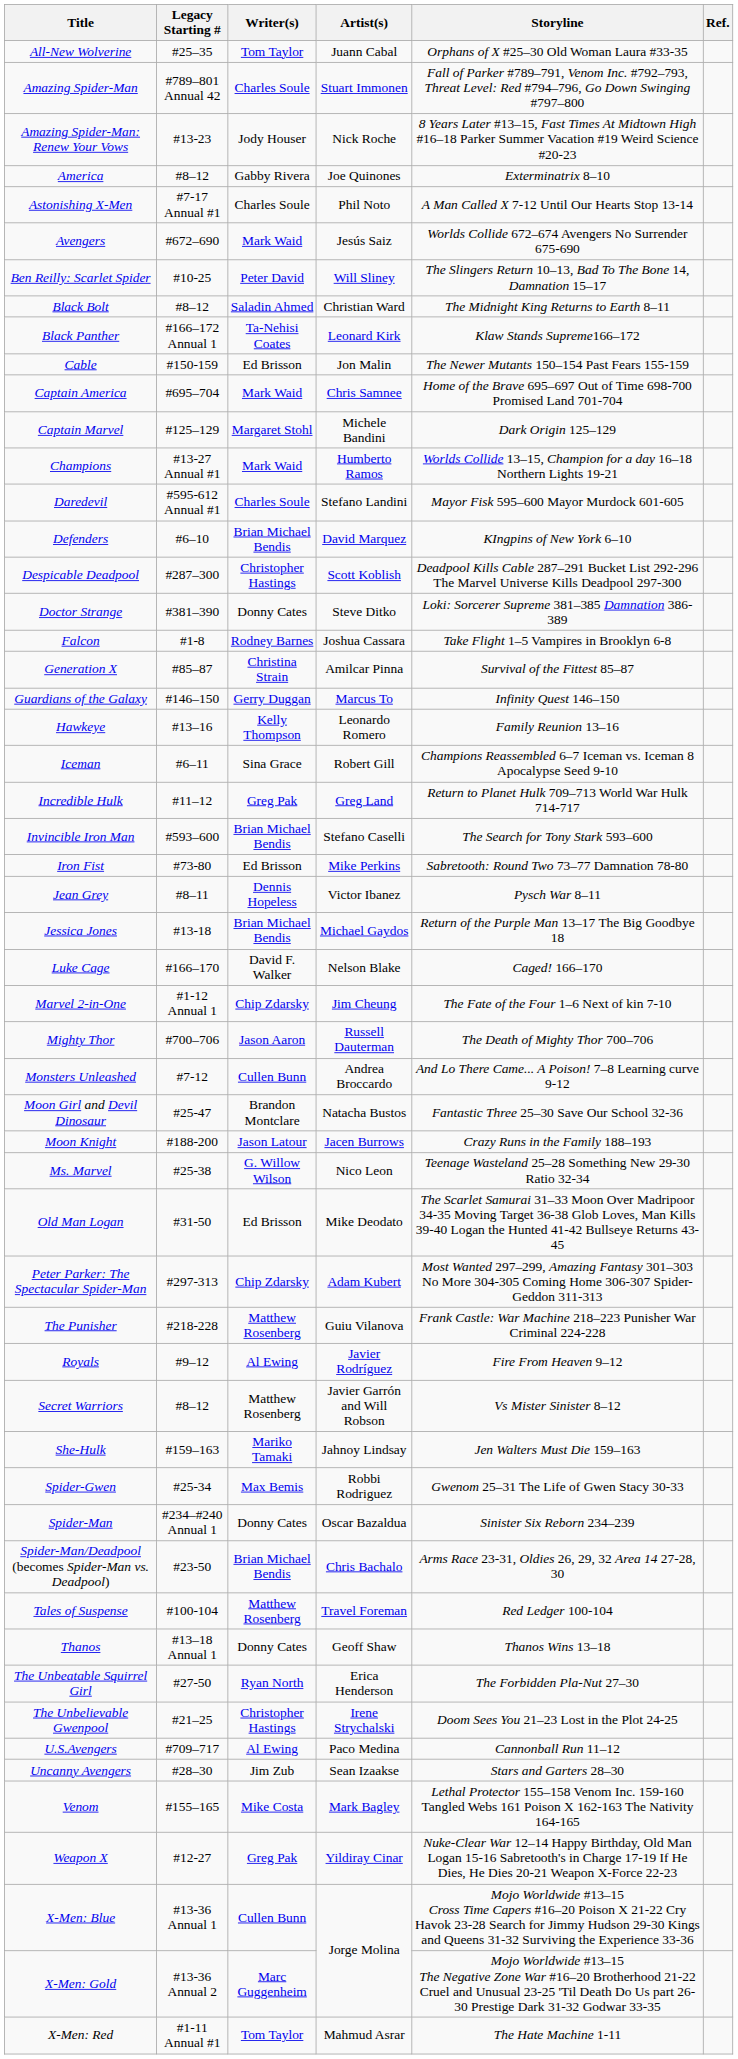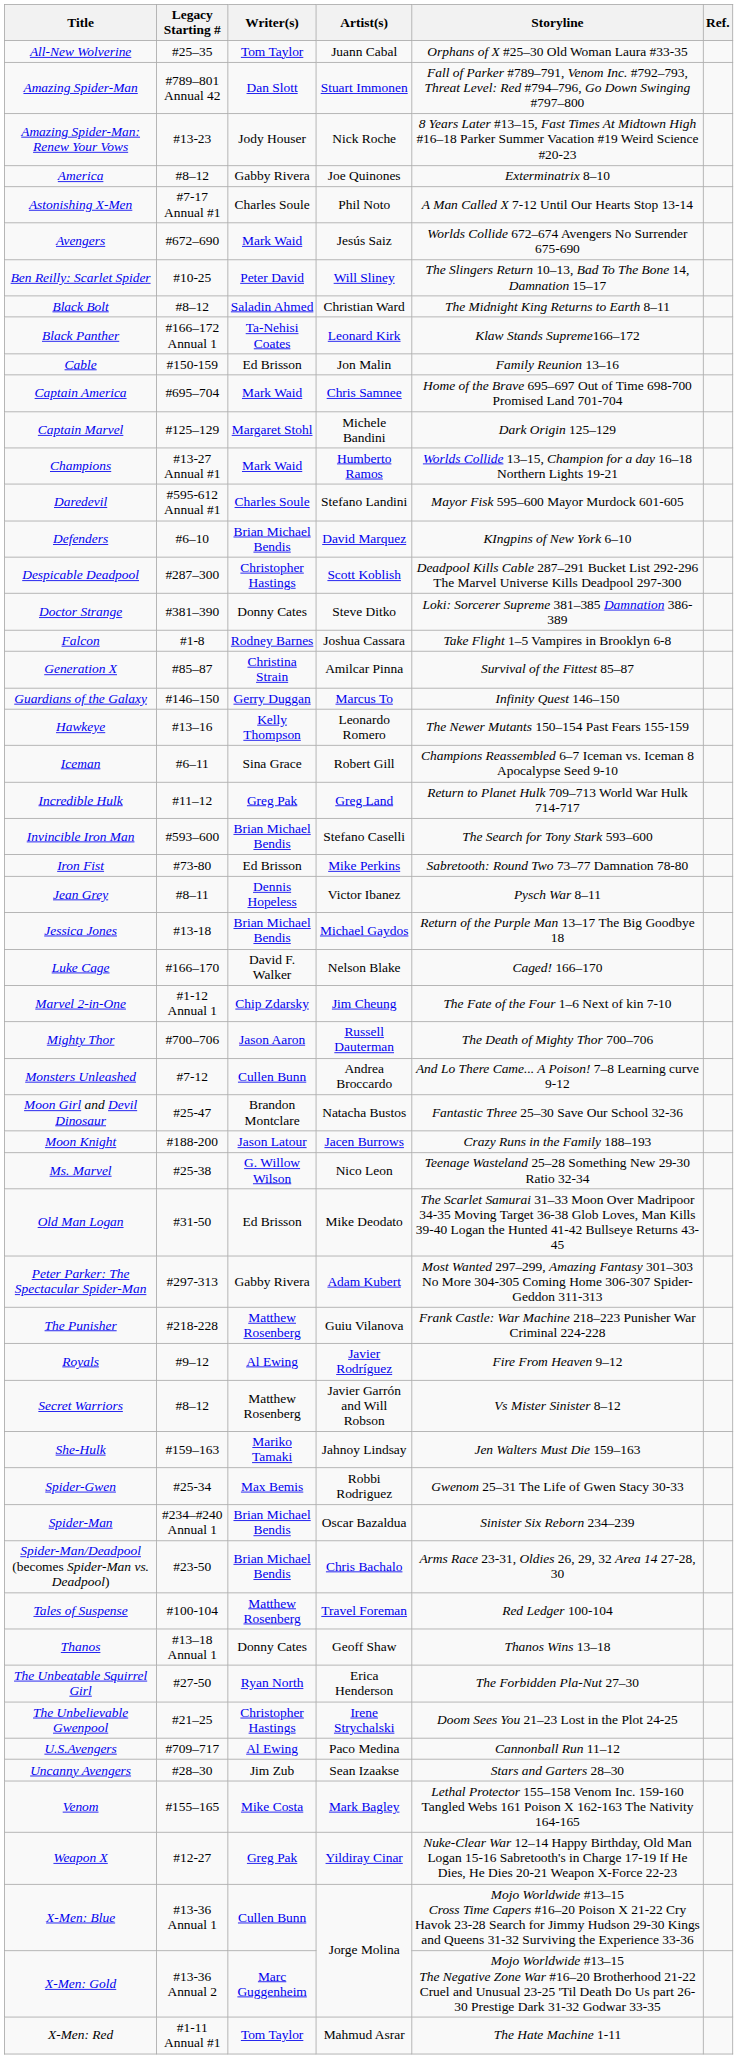(272, 88) Charles Soule -> (272, 88) Dan Slott
(557, 364) The Newer Mutants 150–154 Past Fears 155-159 -> (557, 364) Family Reunion 13–16
(557, 727) Family Reunion 13–16 -> (557, 727) The Newer Mutants 150–154 Past Fears 155-159
(272, 1281) Chip Zdarsky -> (272, 1281) Gabby Rivera
(272, 1522) Donny Cates -> (272, 1522) Brian Michael Bendis
